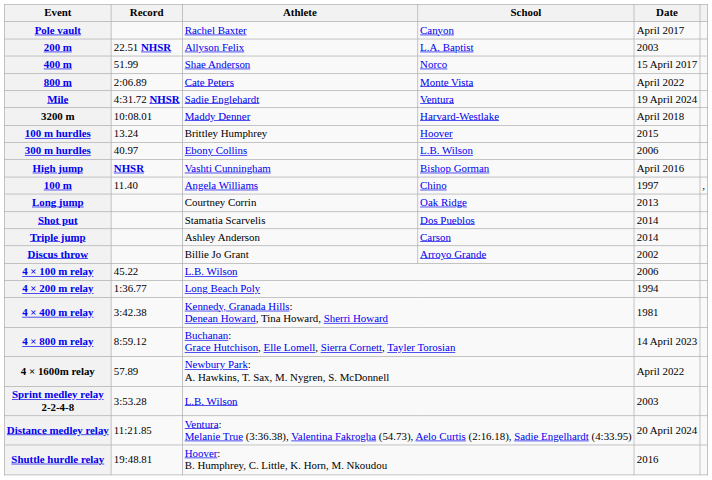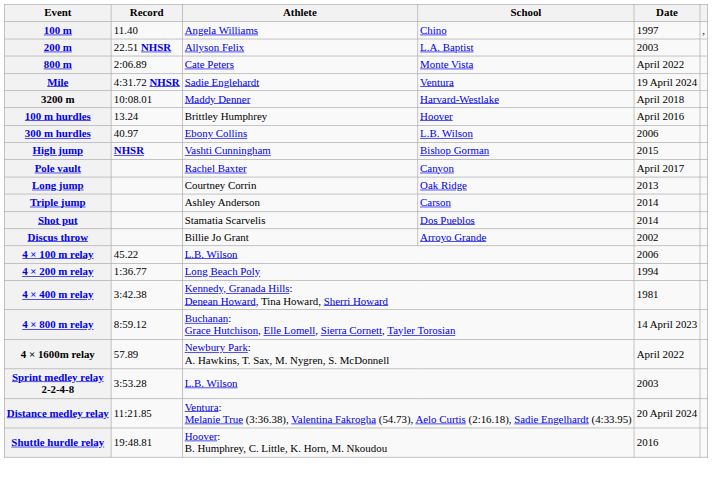rows swapped: (58, 185) <-> (58, 30)
- row: (58, 64)
(648, 133) 2015 -> (660, 116) April 2016
(660, 168) April 2016 -> (648, 151) 2015
rows swapped: (58, 237) <-> (58, 220)
